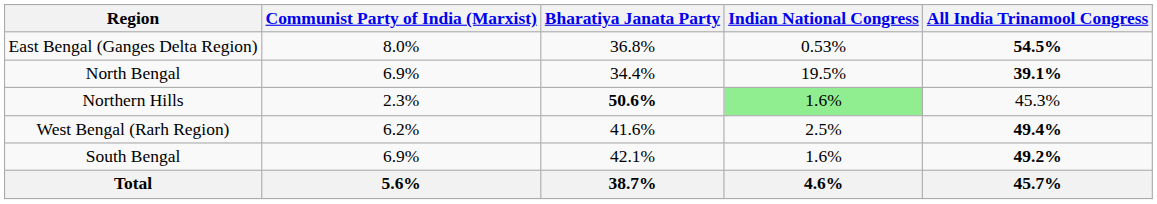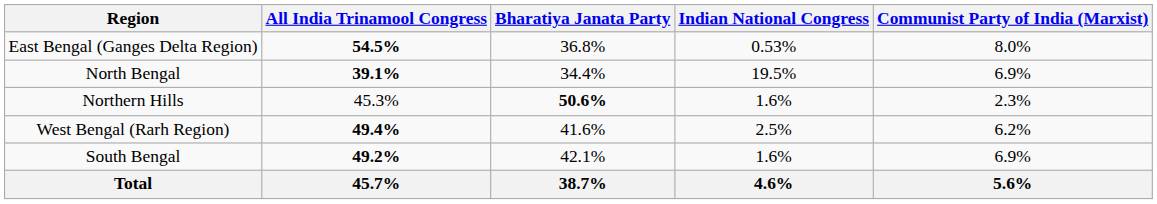columns swapped: (1038, 18) <-> (401, 18)
(824, 101) lightgreen background -> (774, 101) no background
